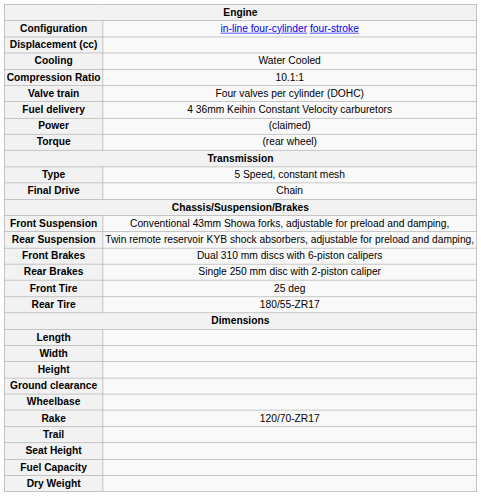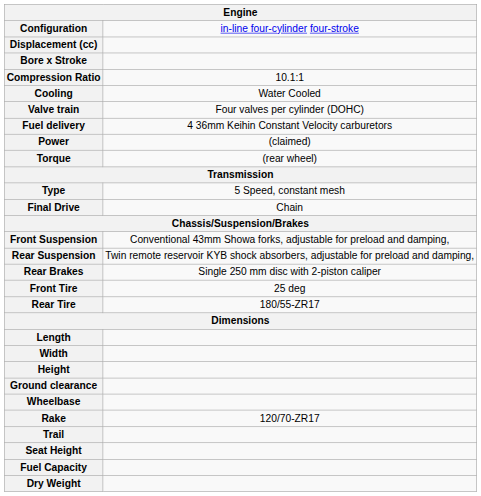+ row: (54, 61)
rows swapped: (54, 77) <-> (54, 61)
- row: (54, 256)
